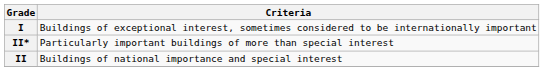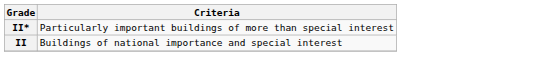- row: (21, 28)
